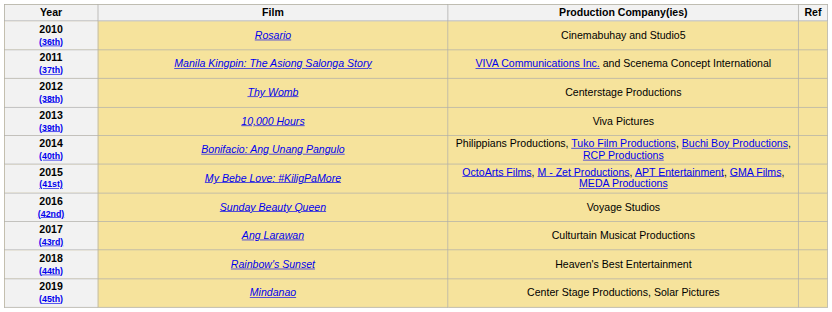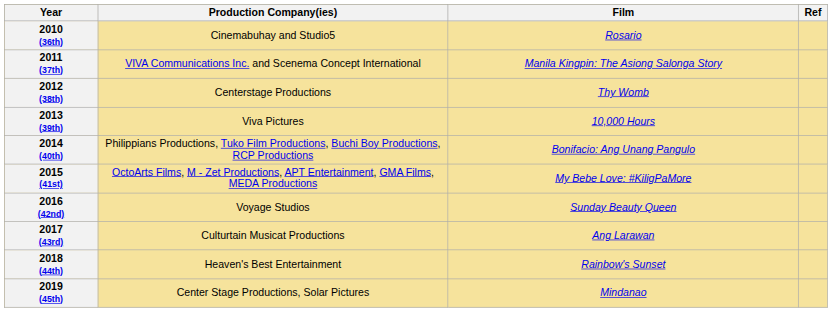columns swapped: (273, 12) <-> (623, 12)
